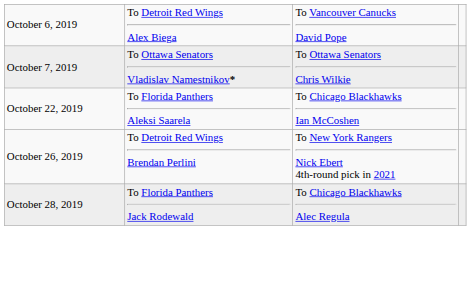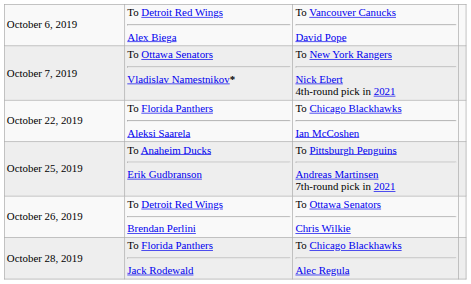(376, 67) To Ottawa Senators Chris Wilkie -> (376, 73) To New York Rangers Nick Ebert 4th-round pick in 2021
+ row: (45, 168)
(376, 156) To New York Rangers Nick Ebert 4th-round pick in 2021 -> (376, 216) To Ottawa Senators Chris Wilkie
